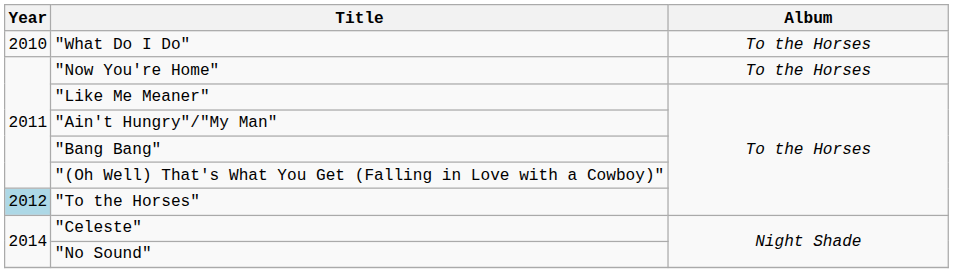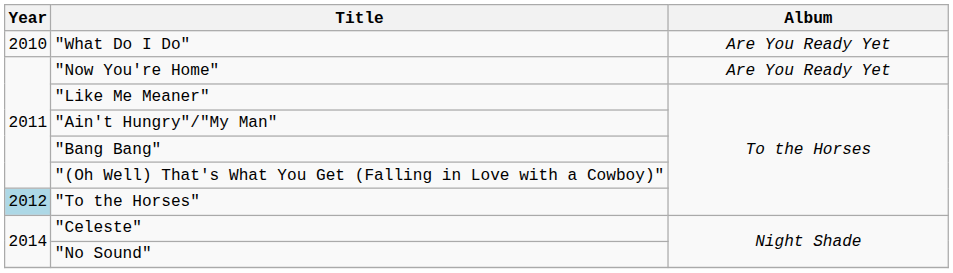(808, 44) To the Horses -> (808, 44) Are You Ready Yet
(808, 70) To the Horses -> (808, 70) Are You Ready Yet
